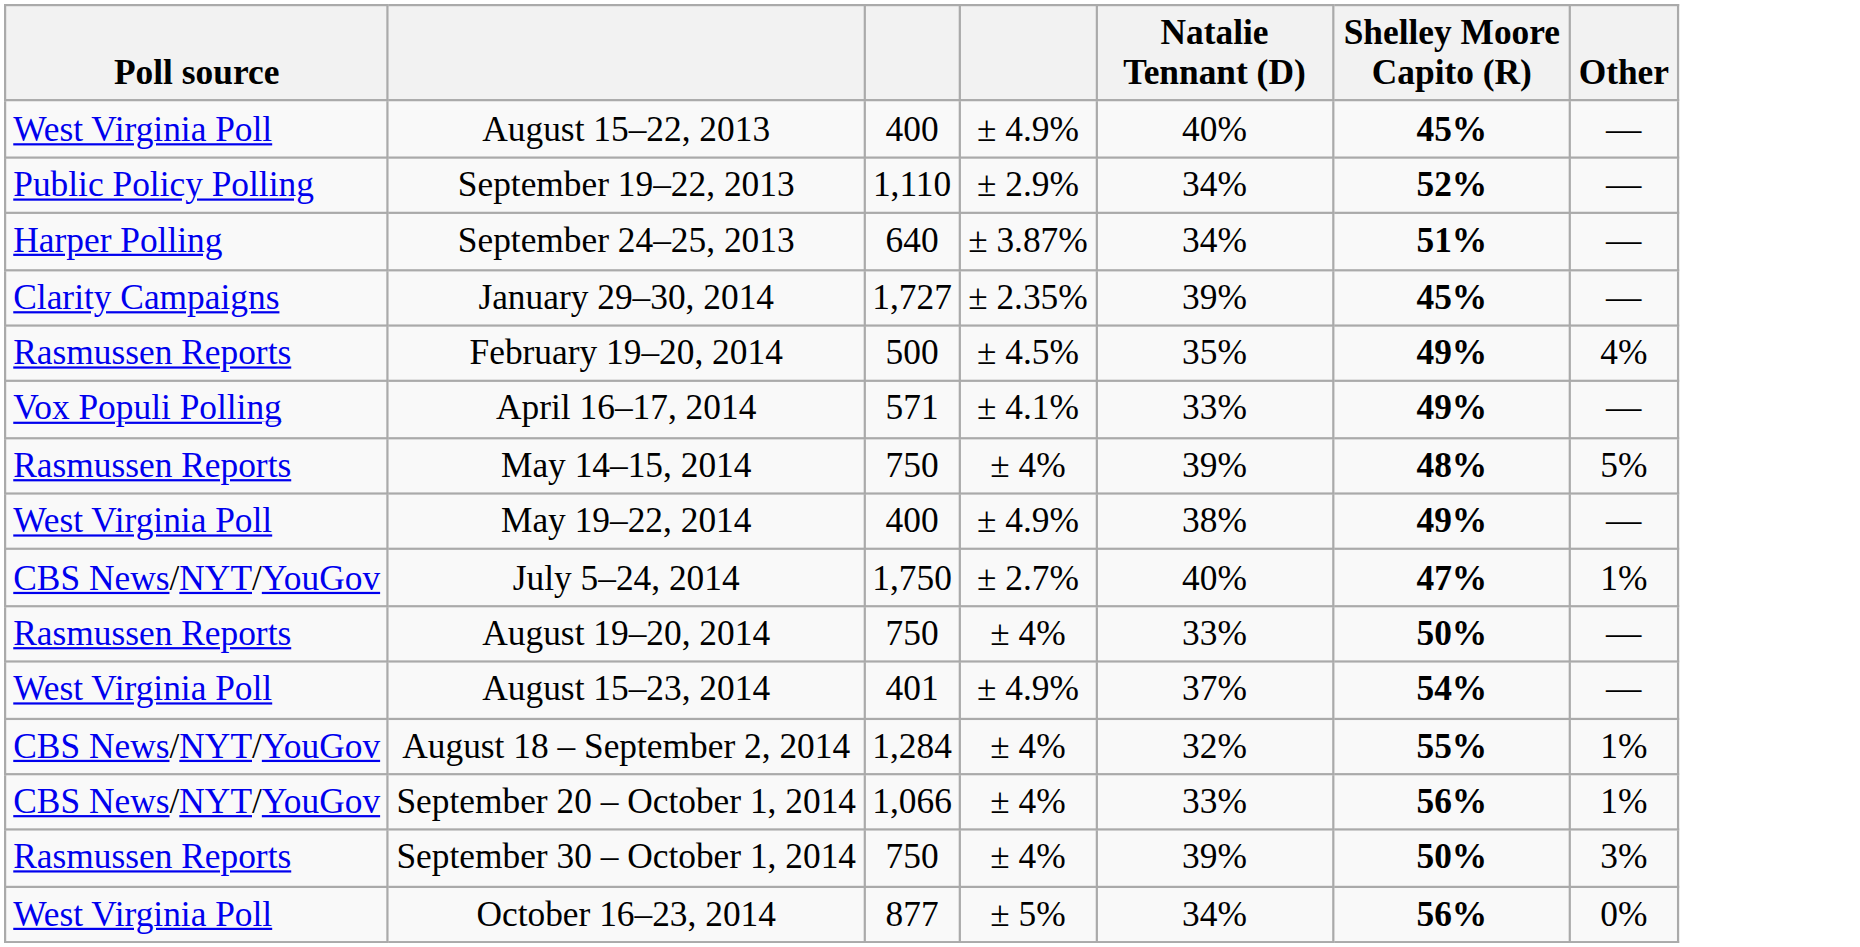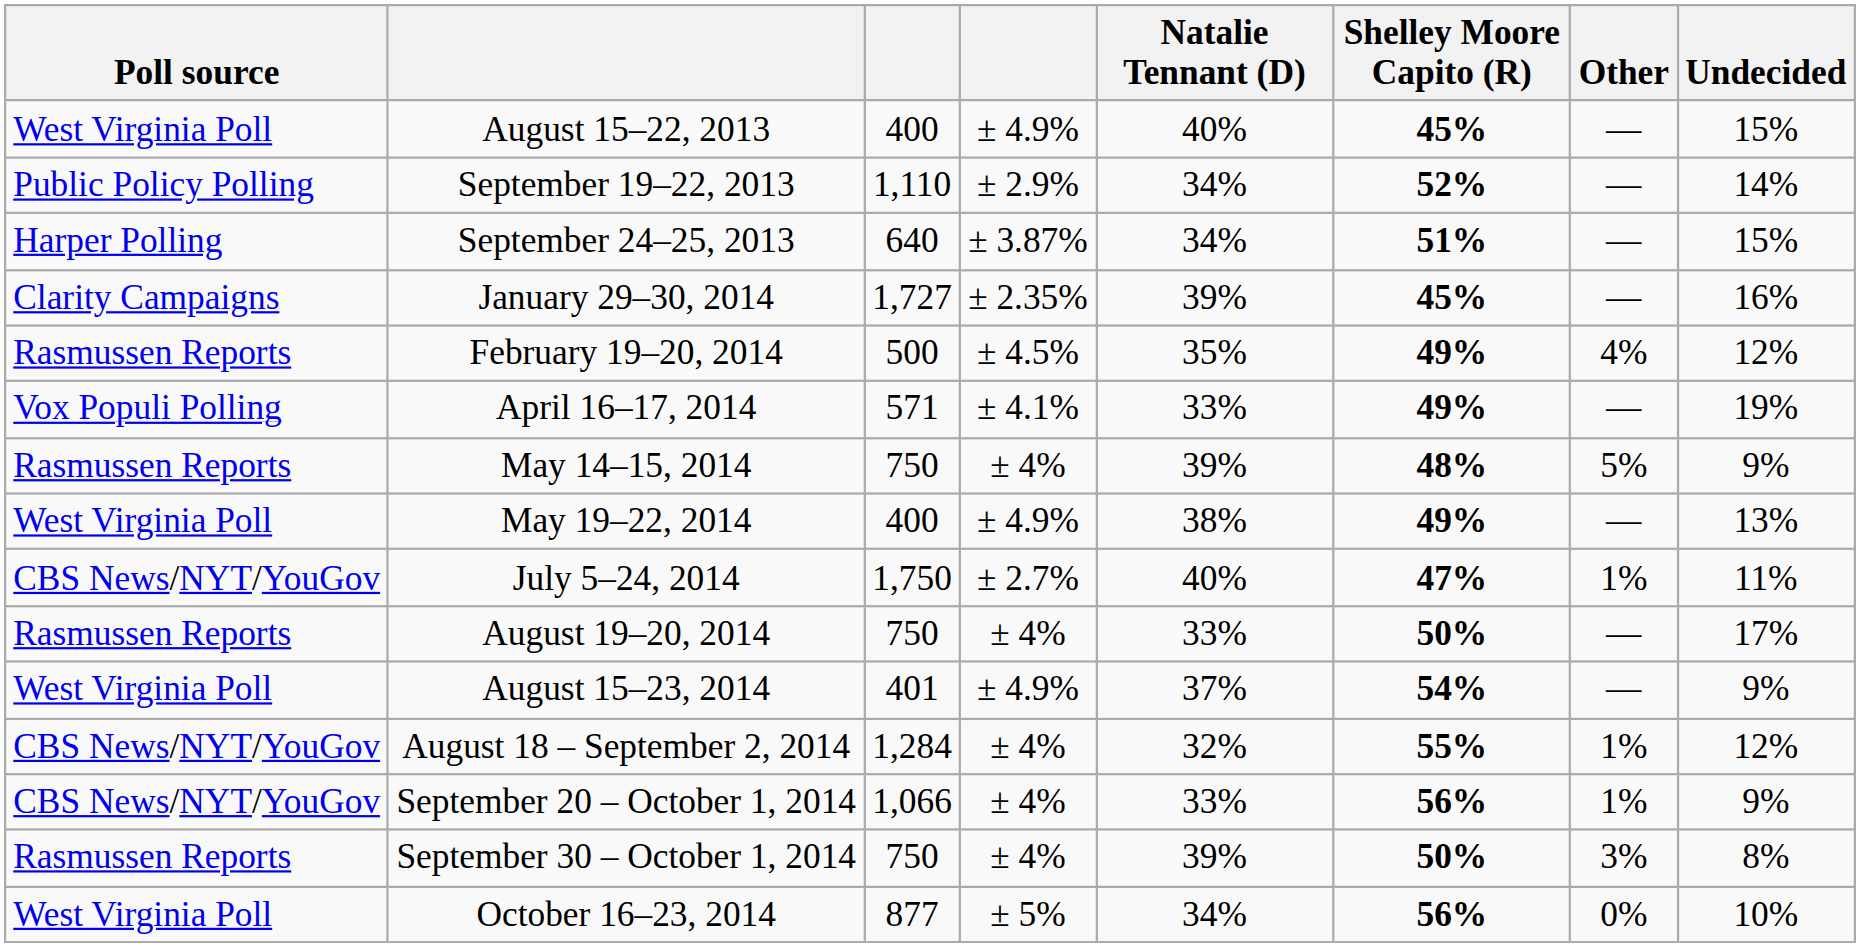+ column: (1766, 72)
